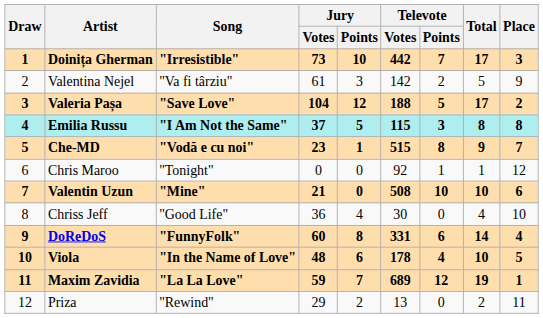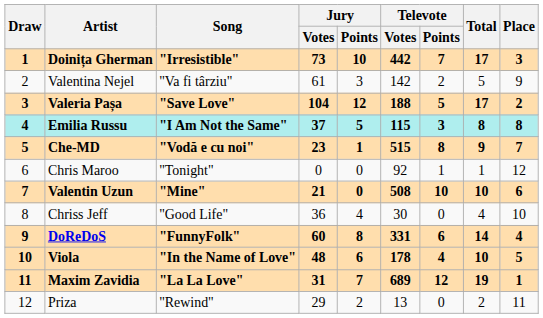(318, 280) 59 -> (318, 280) 31
